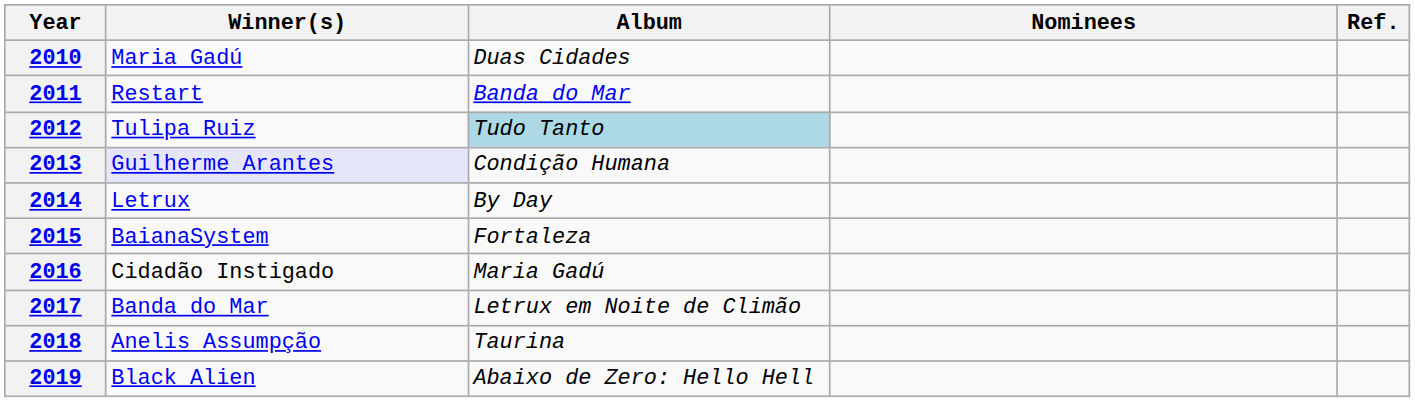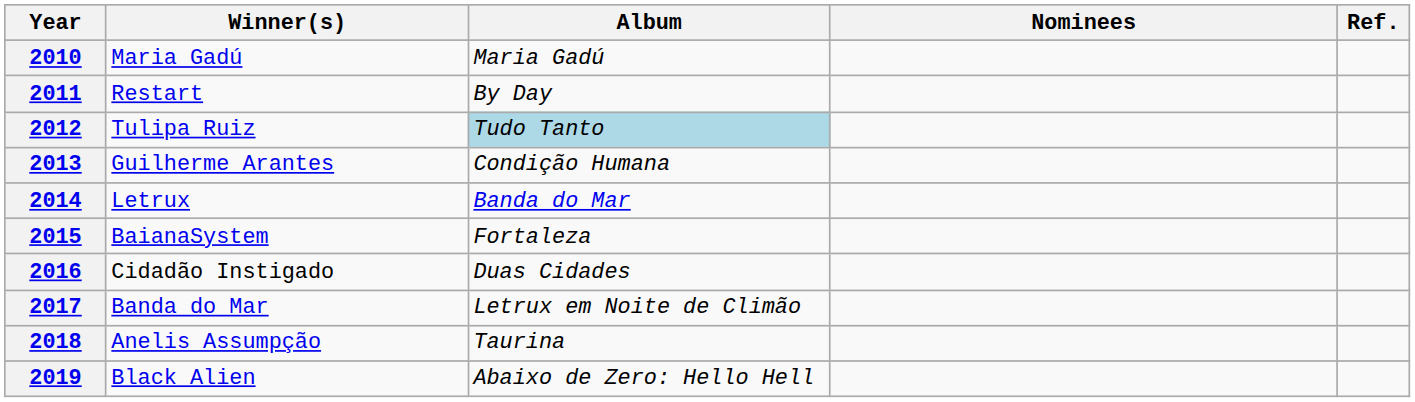(552, 58) Duas Cidades -> (539, 58) Maria Gadú
(552, 94) Banda do Mar -> (513, 94) By Day
(223, 165) lavender background -> (223, 165) no background
(513, 201) By Day -> (552, 201) Banda do Mar
(539, 272) Maria Gadú -> (552, 272) Duas Cidades
